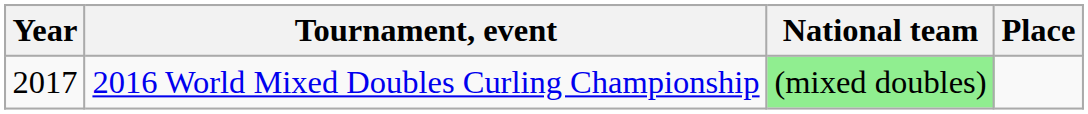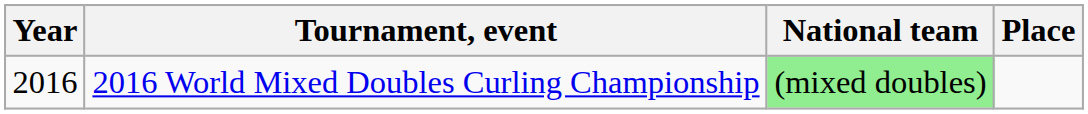(45, 81) 2017 -> (45, 81) 2016
